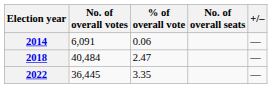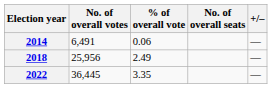(83, 41) 6,091 -> (83, 41) 6,491
(86, 58) 40,484 -> (86, 58) 25,956
(142, 58) 2.47 -> (142, 58) 2.49
